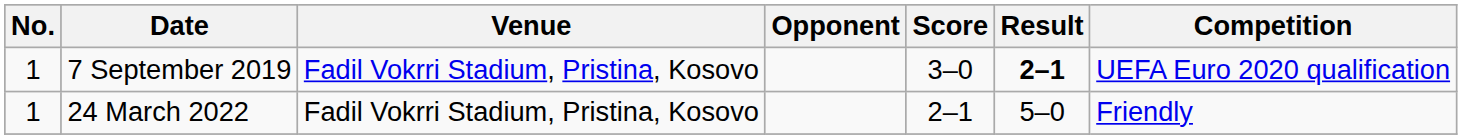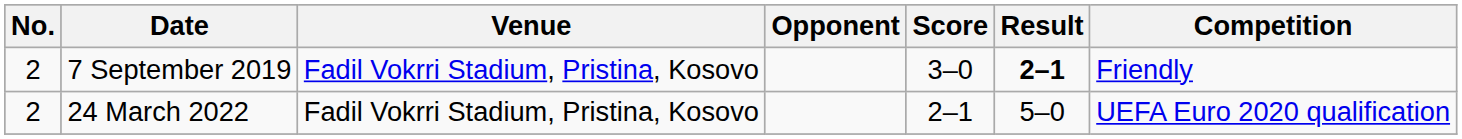(33, 69) 1 -> (33, 69) 2
(1273, 69) UEFA Euro 2020 qualification -> (1145, 69) Friendly
(33, 112) 1 -> (33, 112) 2
(1145, 112) Friendly -> (1273, 112) UEFA Euro 2020 qualification
